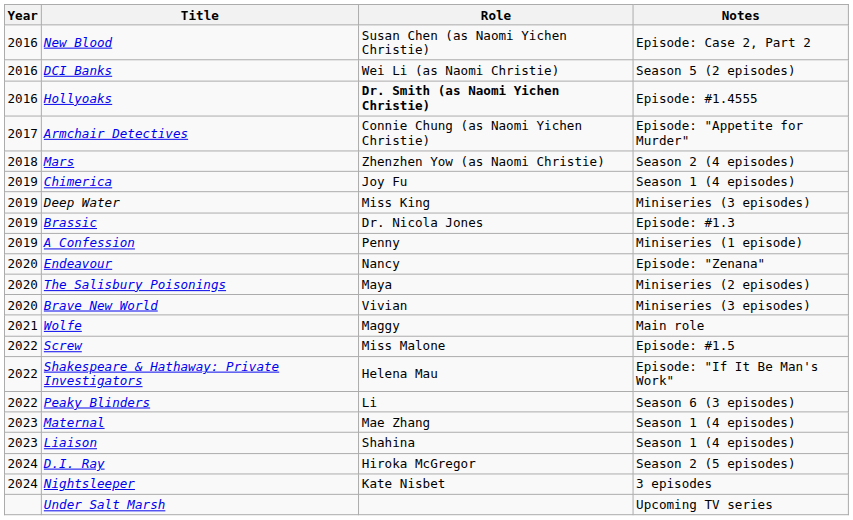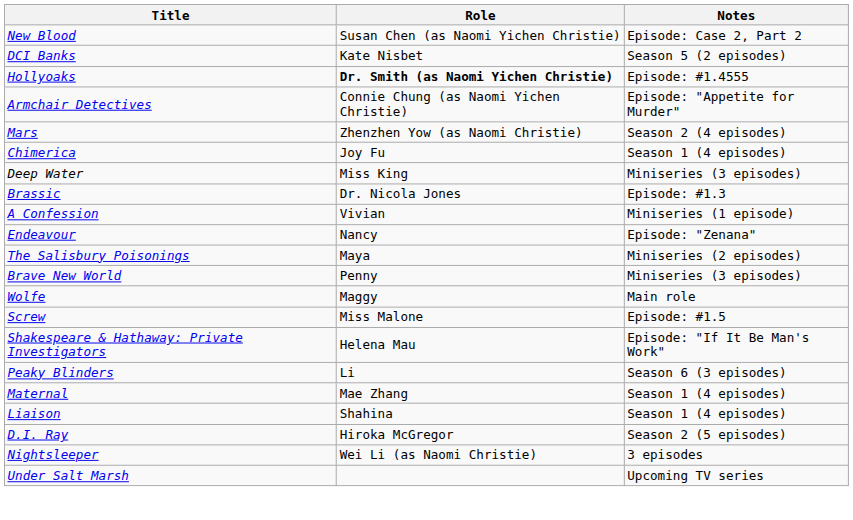- column: (23, 15)
(461, 70) Wei Li (as Naomi Christie) -> (381, 56) Kate Nisbet
(381, 243) Penny -> (362, 214) Vivian
(385, 305) Vivian -> (359, 276) Penny
(404, 484) Kate Nisbet -> (438, 455) Wei Li (as Naomi Christie)
